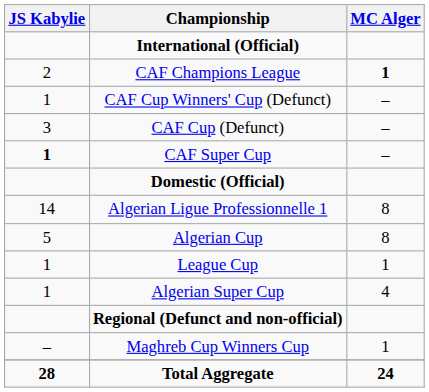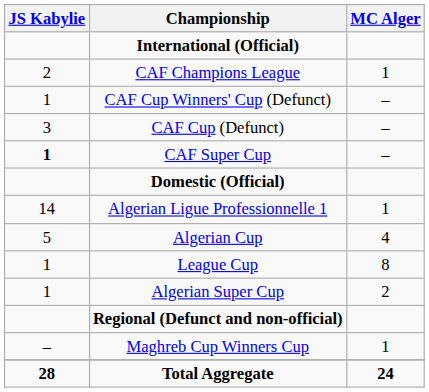(385, 72) bold -> (385, 72) normal
(385, 209) 8 -> (385, 209) 1
(385, 236) 8 -> (385, 236) 4
(385, 264) 1 -> (385, 264) 8
(385, 291) 4 -> (385, 291) 2
